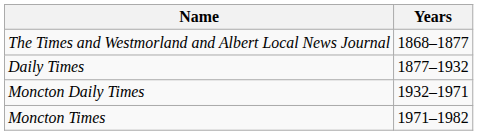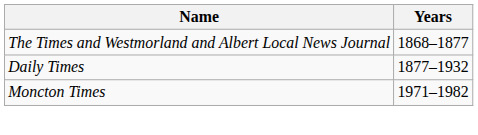- row: (76, 92)
